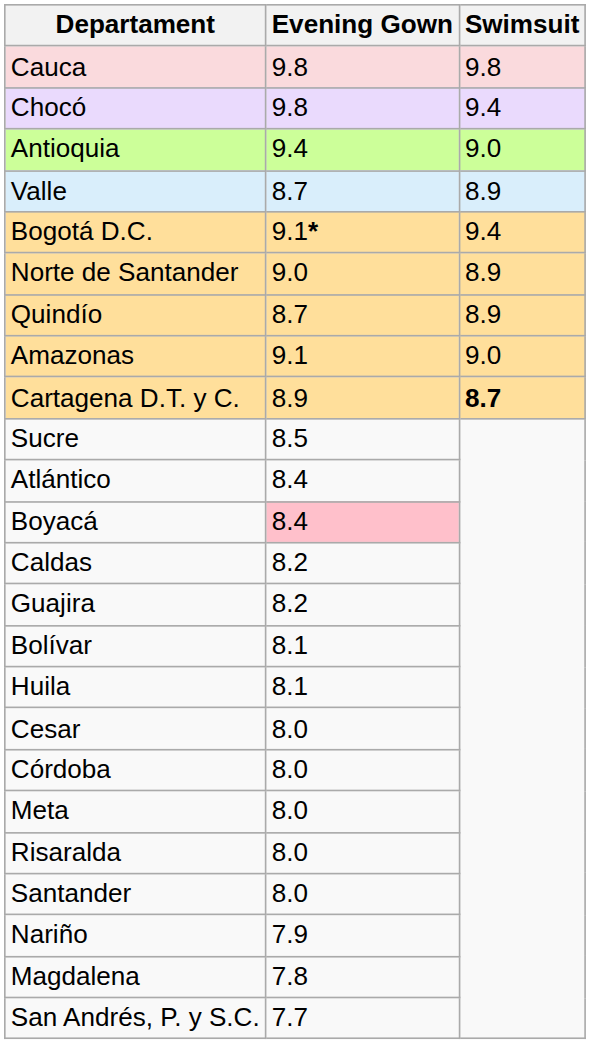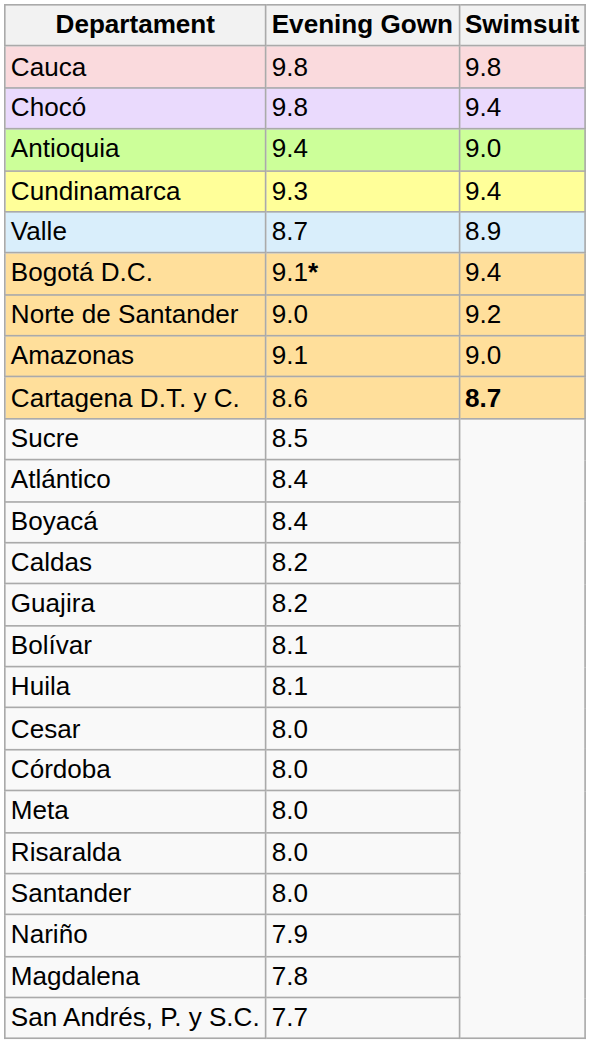+ row: (96, 190)
(483, 273) 8.9 -> (483, 314) 9.2
- row: (57, 314)
(290, 397) 8.9 -> (290, 397) 8.6
(290, 521) pink background -> (290, 521) no background
